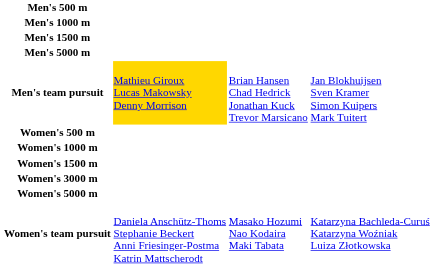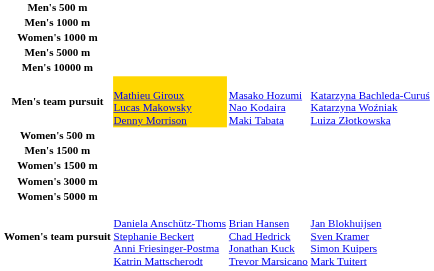rows swapped: (57, 37) <-> (57, 148)
+ row: (57, 68)
(268, 99) Brian Hansen Chad Hedrick Jonathan Kuck Trevor Marsicano -> (265, 108) Masako Hozumi Nao Kodaira Maki Tabata
(346, 99) Jan Blokhuijsen Sven Kramer Simon Kuipers Mark Tuitert -> (370, 108) Katarzyna Bachleda-Curuś Katarzyna Woźniak Luiza Złotkowska
(265, 233) Masako Hozumi Nao Kodaira Maki Tabata -> (268, 242) Brian Hansen Chad Hedrick Jonathan Kuck Trevor Marsicano
(370, 233) Katarzyna Bachleda-Curuś Katarzyna Woźniak Luiza Złotkowska -> (346, 242) Jan Blokhuijsen Sven Kramer Simon Kuipers Mark Tuitert
